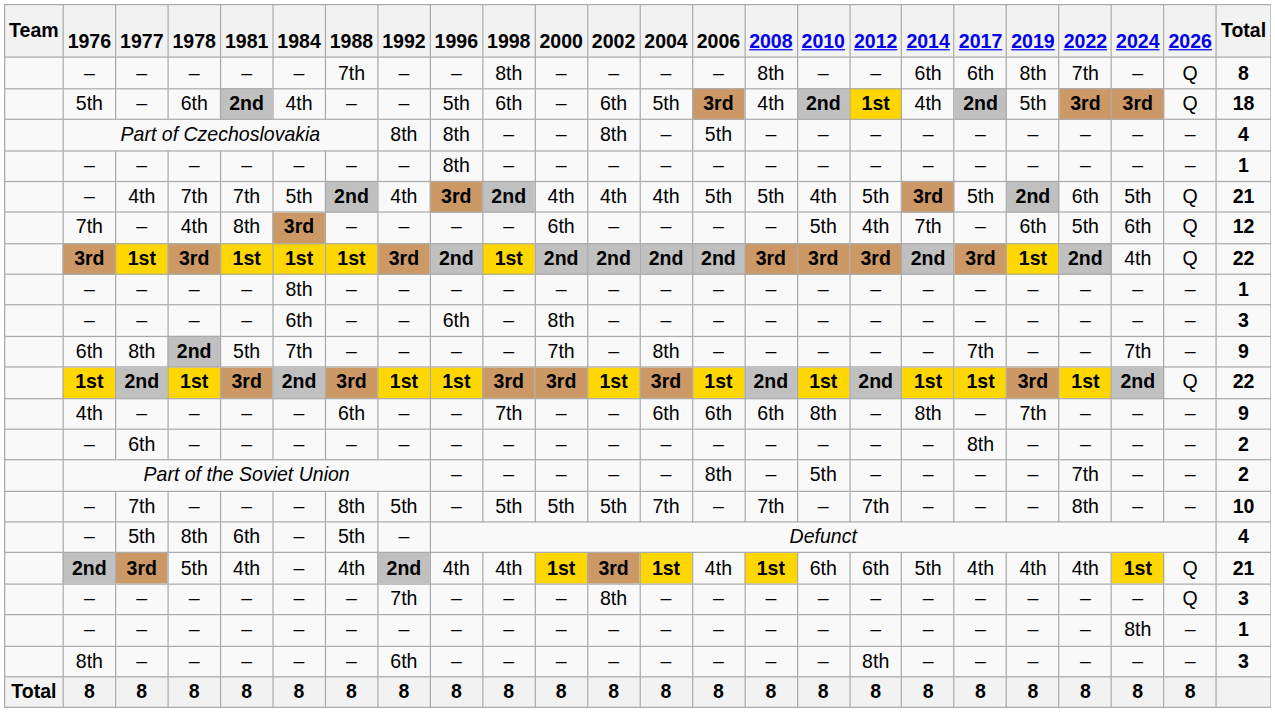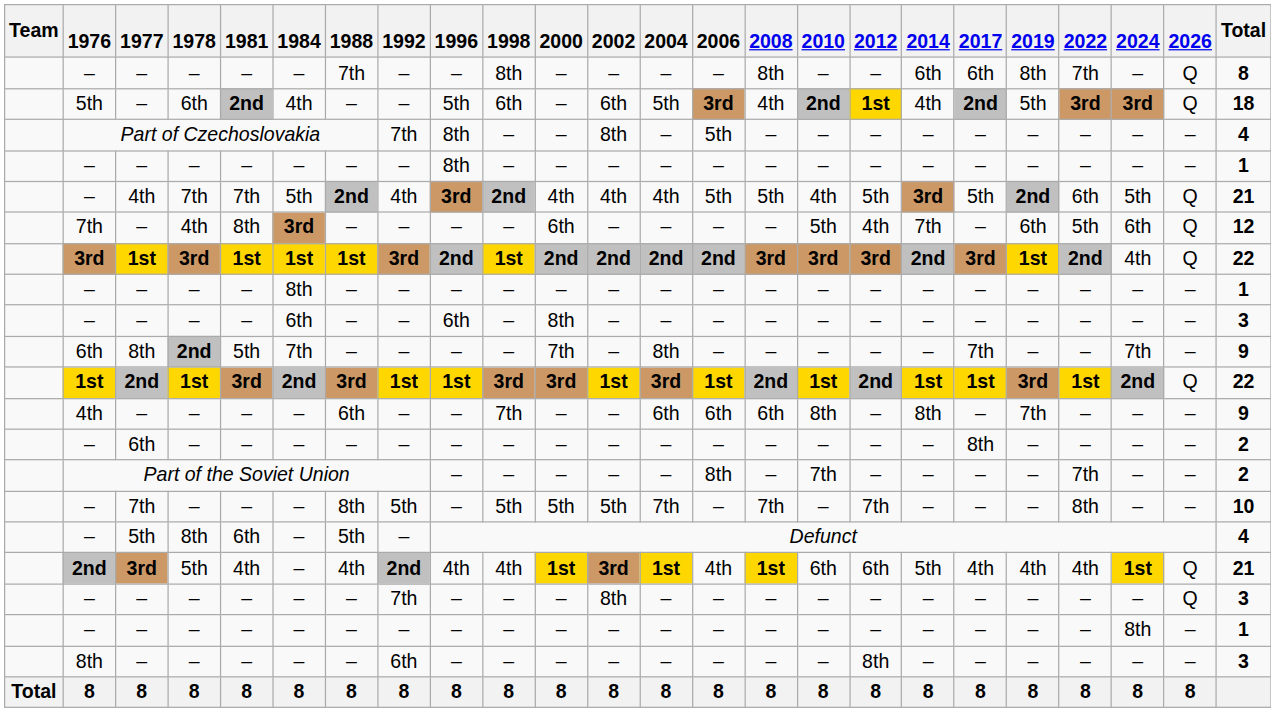(404, 134) 8th -> (404, 134) 7th
(823, 475) 5th -> (823, 475) 7th
